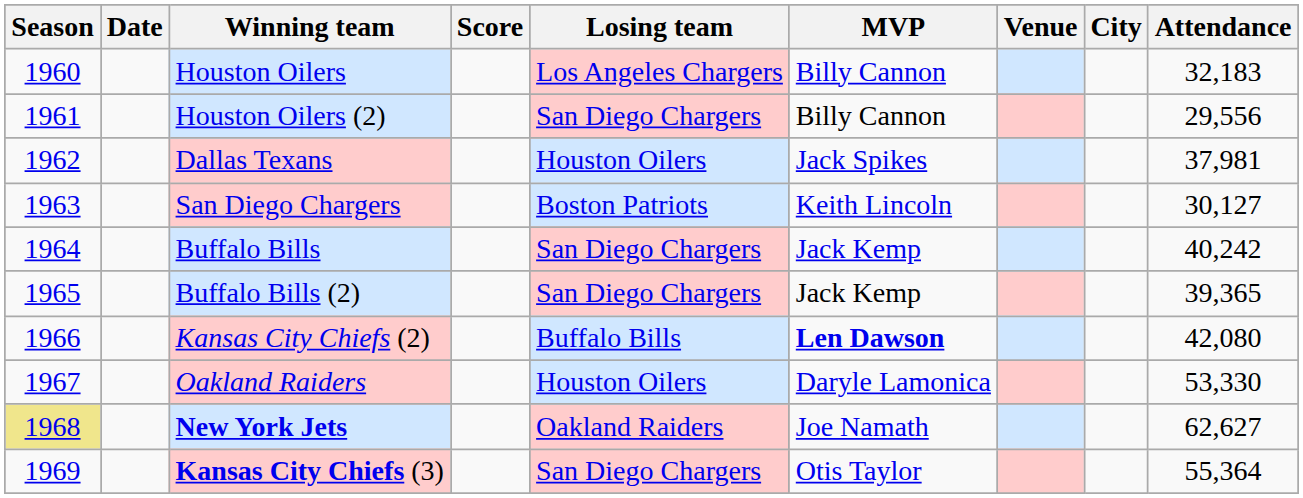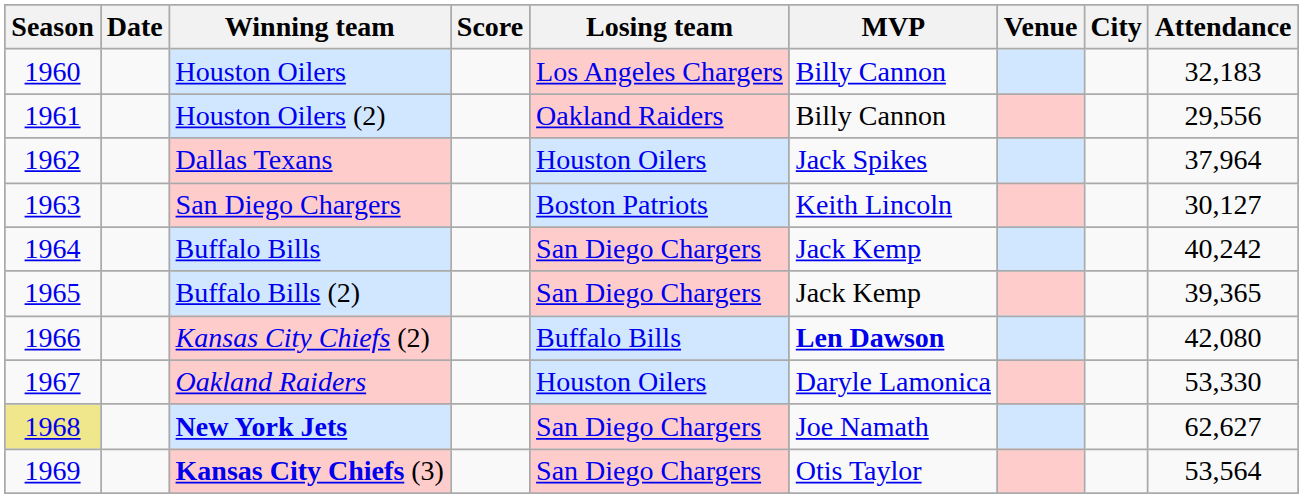(649, 115) San Diego Chargers -> (630, 115) Oakland Raiders
(1223, 159) 37,981 -> (1223, 159) 37,964
(630, 426) Oakland Raiders -> (649, 426) San Diego Chargers
(1223, 470) 55,364 -> (1223, 470) 53,564
